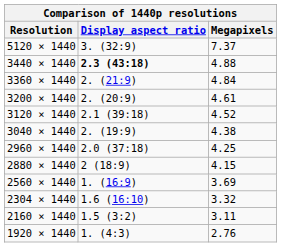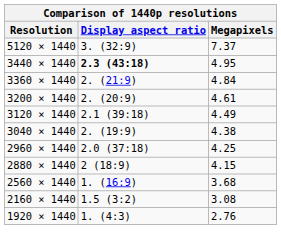(223, 64) 4.88 -> (223, 64) 4.95
(223, 115) 4.52 -> (223, 115) 4.49
(223, 182) 3.69 -> (223, 182) 3.68
- row: (41, 199)
(223, 216) 3.11 -> (223, 199) 3.08
